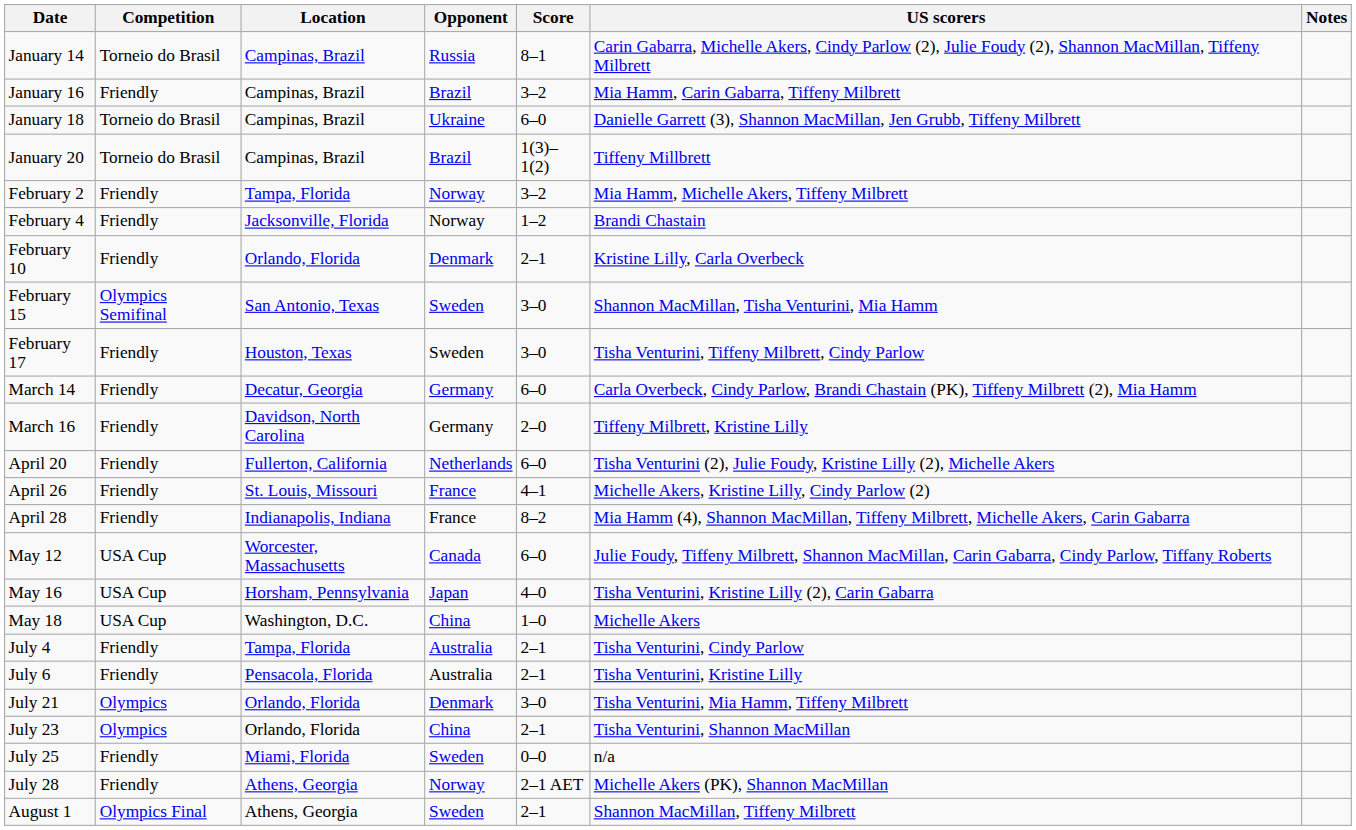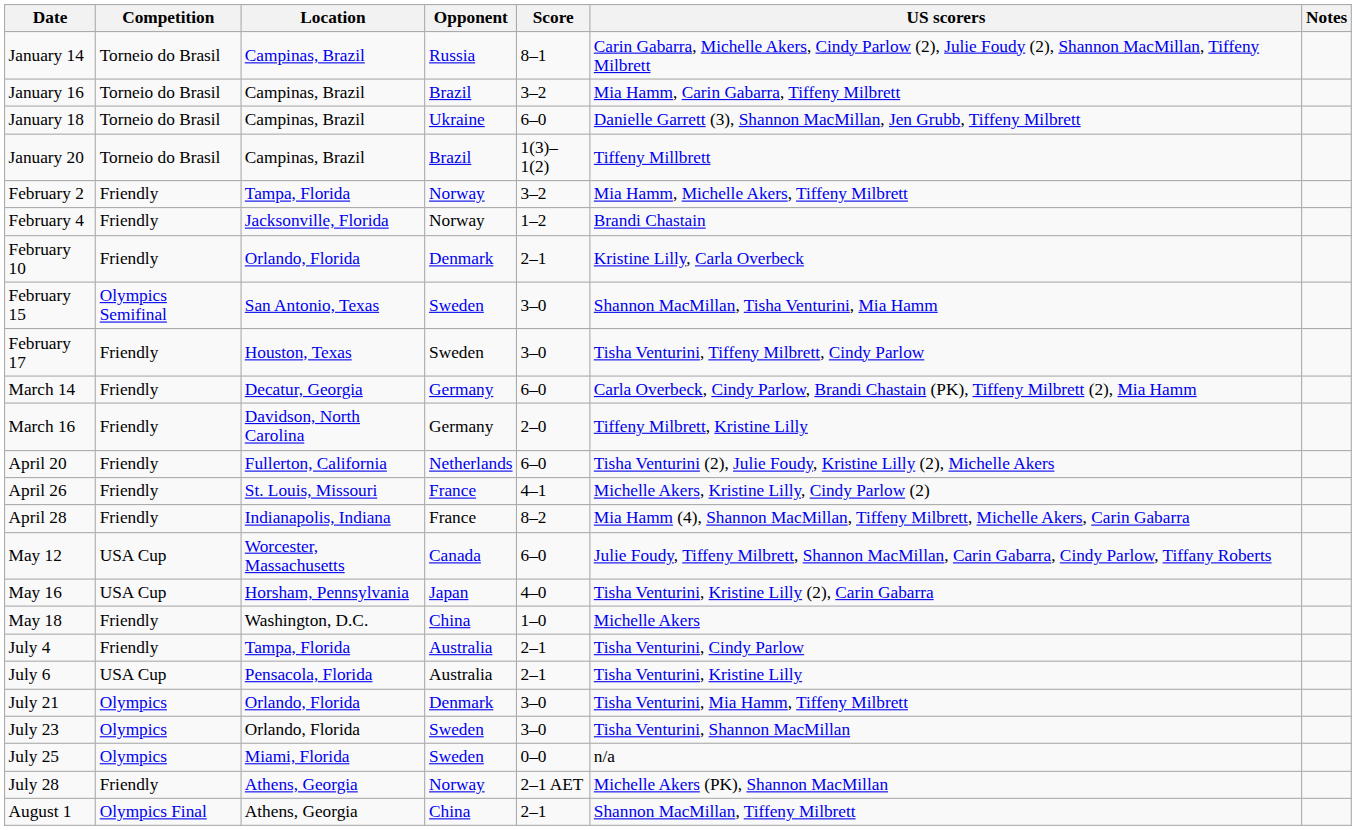(129, 92) Friendly -> (160, 92) Torneio do Brasil
(133, 620) USA Cup -> (129, 620) Friendly
(129, 674) Friendly -> (133, 674) USA Cup
(450, 729) China -> (456, 729) Sweden
(533, 729) 2–1 -> (533, 729) 3–0
(129, 757) Friendly -> (133, 757) Olympics
(456, 812) Sweden -> (450, 812) China
